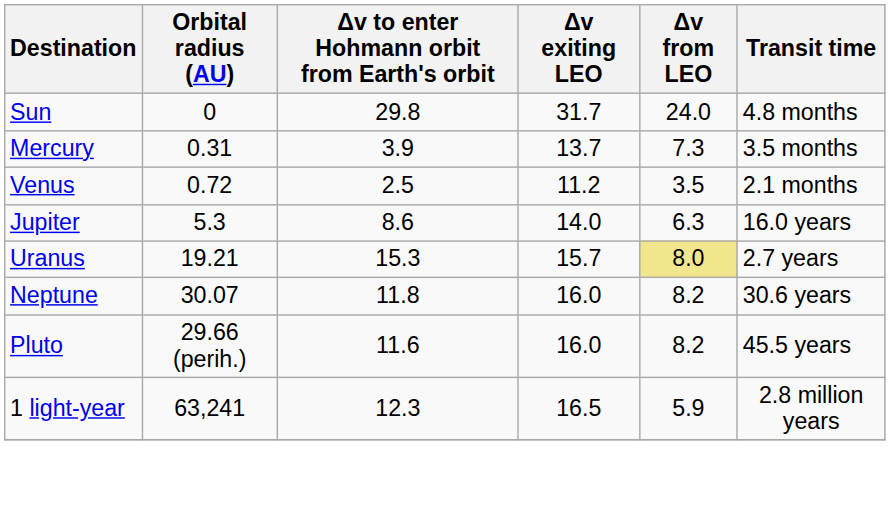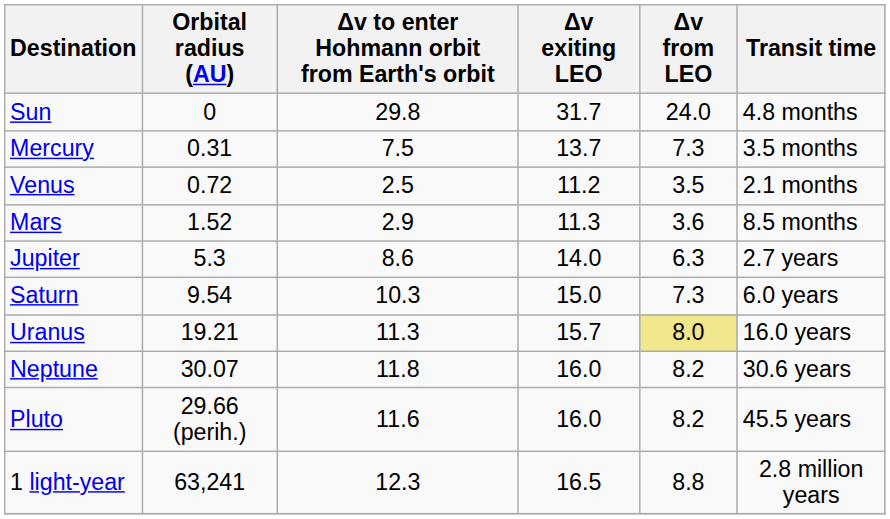(398, 148) 3.9 -> (398, 148) 7.5
+ row: (36, 222)
(797, 222) 16.0 years -> (791, 259) 2.7 years
+ row: (44, 295)
(398, 259) 15.3 -> (398, 332) 11.3
(791, 259) 2.7 years -> (797, 332) 16.0 years
(688, 408) 5.9 -> (688, 482) 8.8
